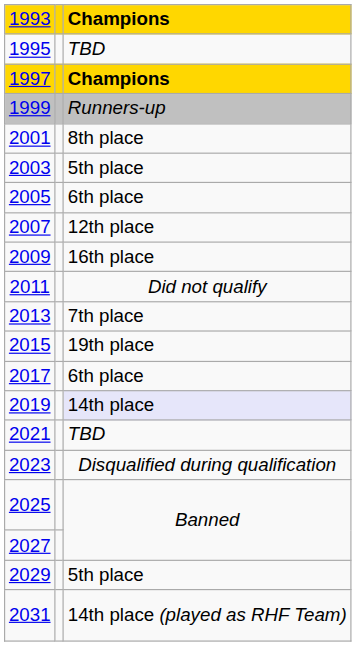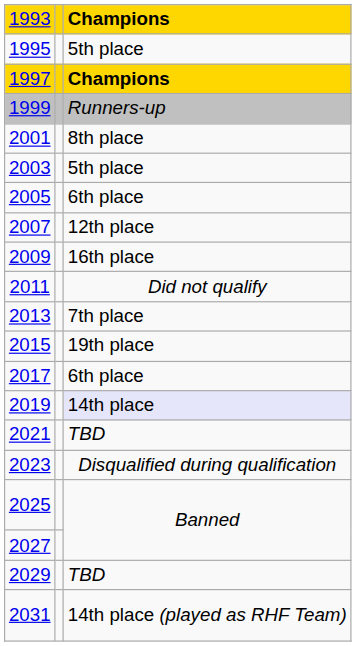(87, 49) TBD -> (106, 49) 5th place
(106, 574) 5th place -> (87, 574) TBD
